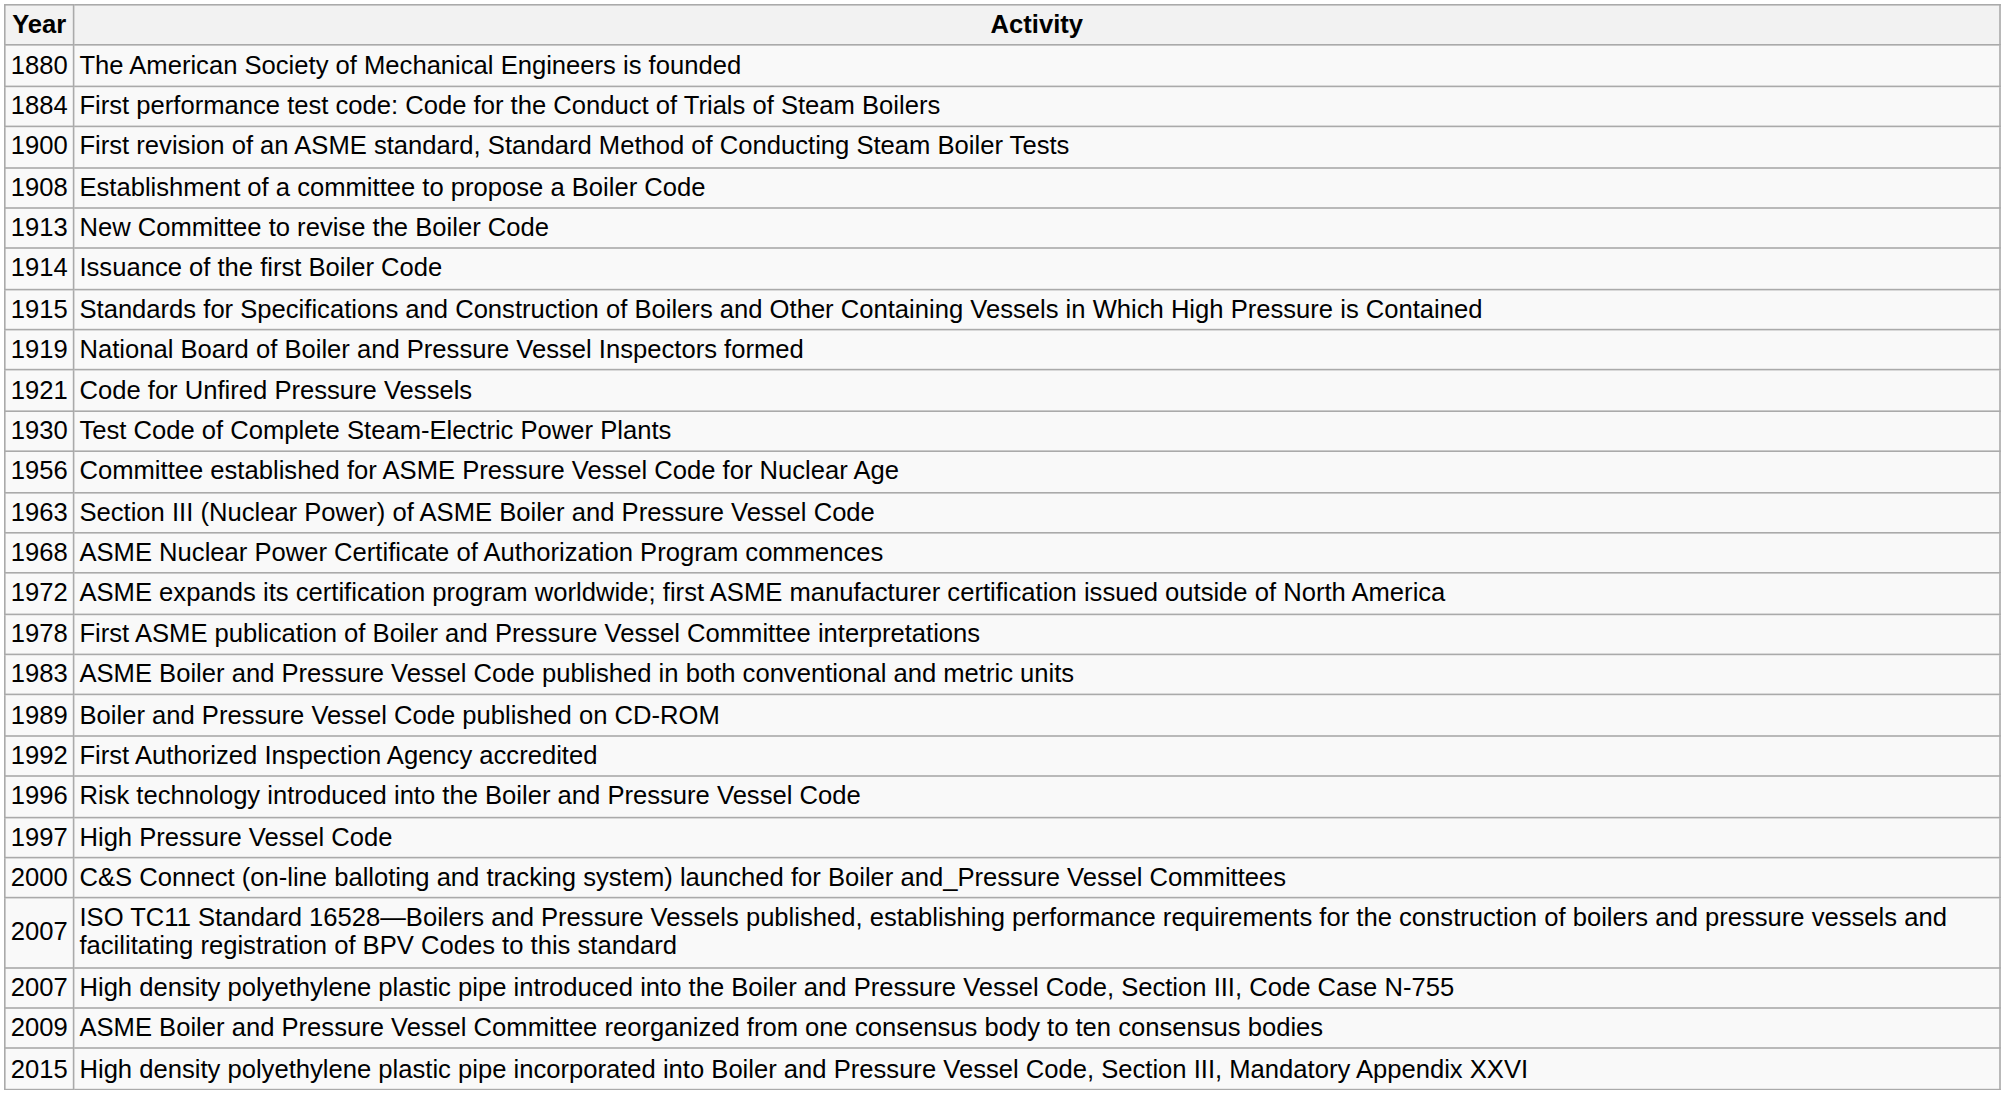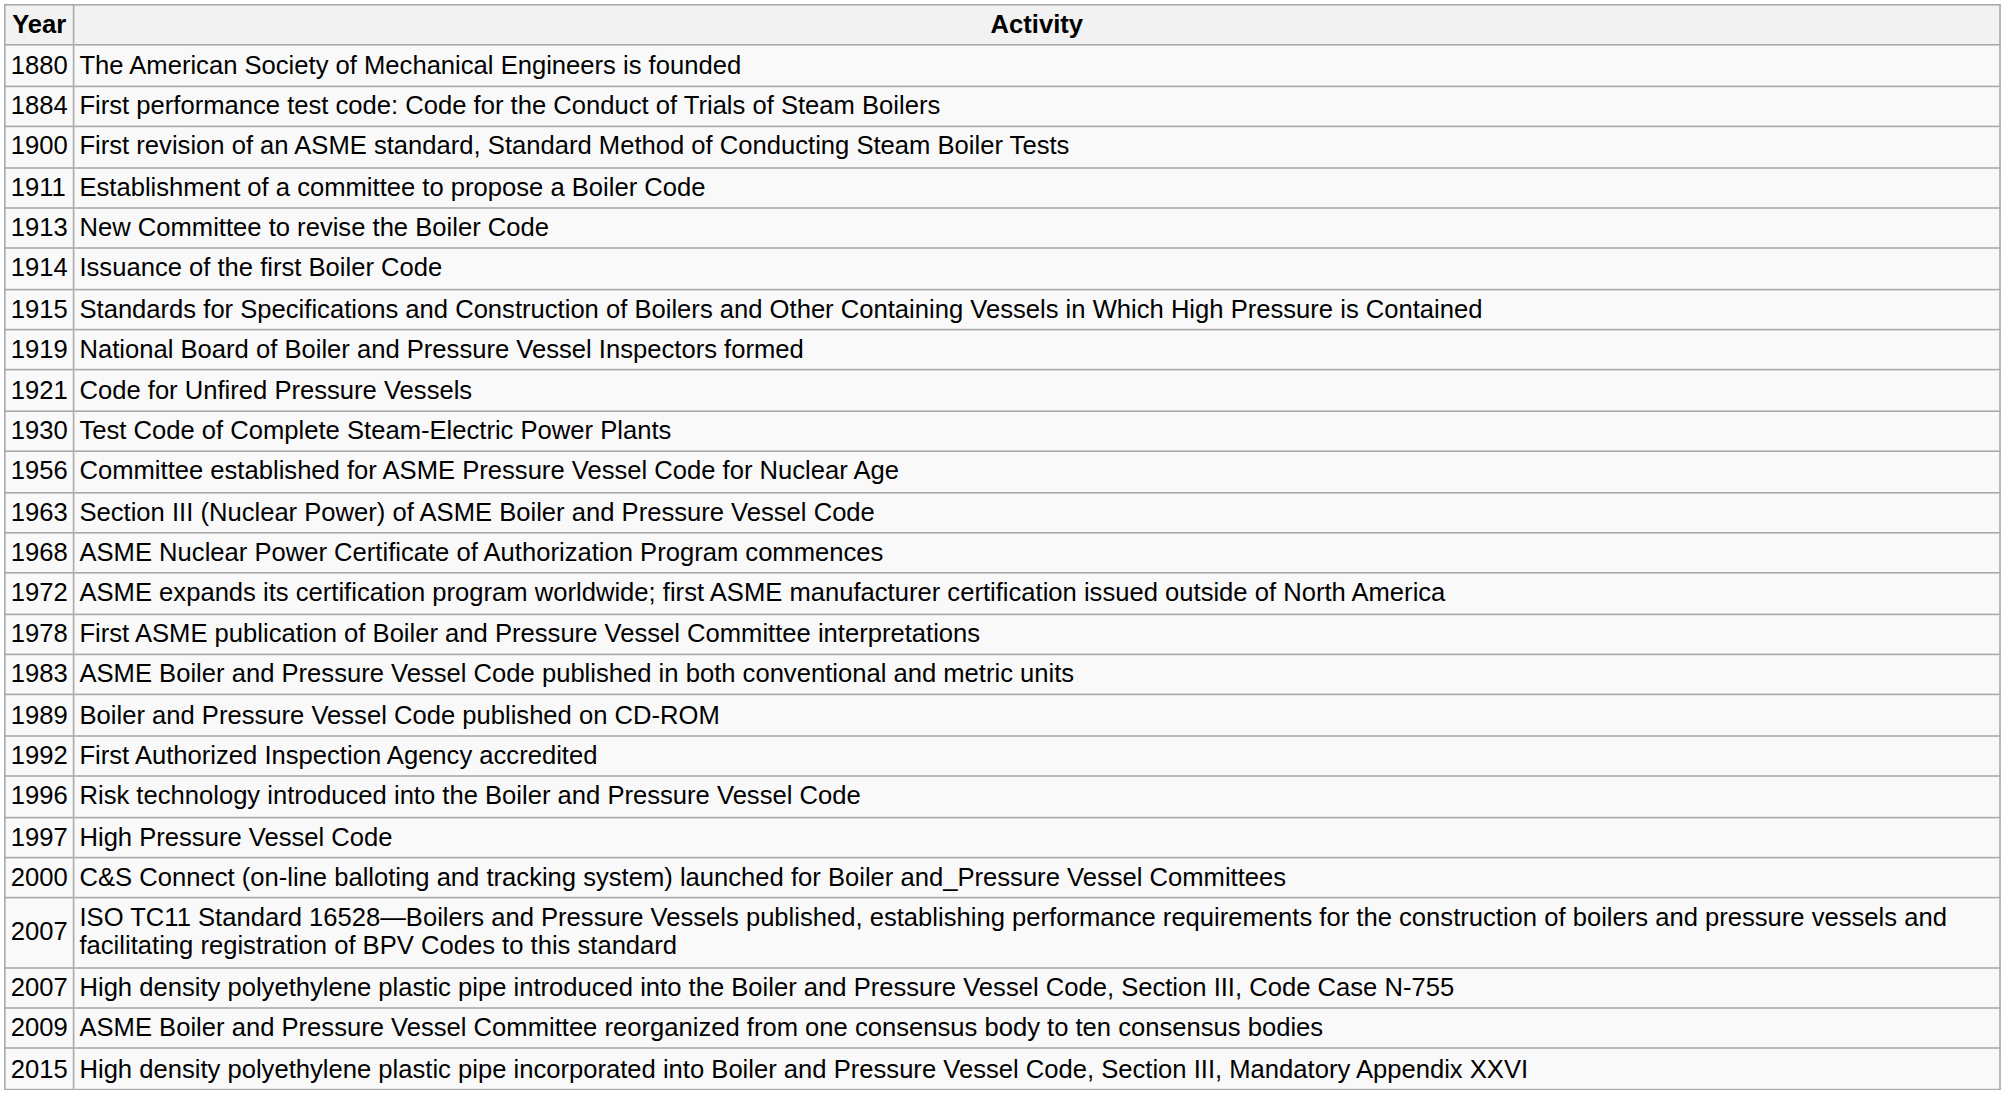(39, 187) 1908 -> (38, 187) 1911
